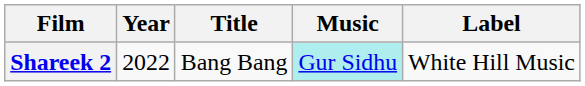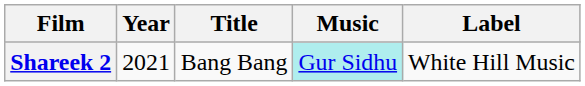(146, 61) 2022 -> (146, 61) 2021
